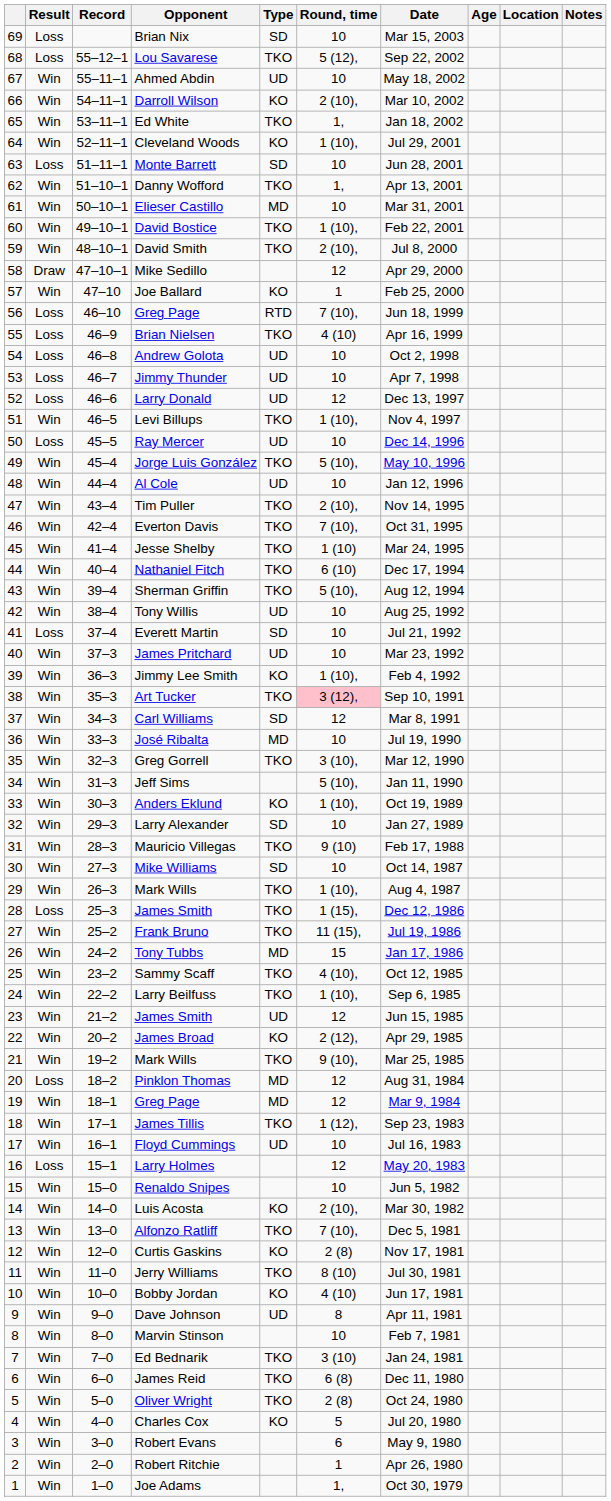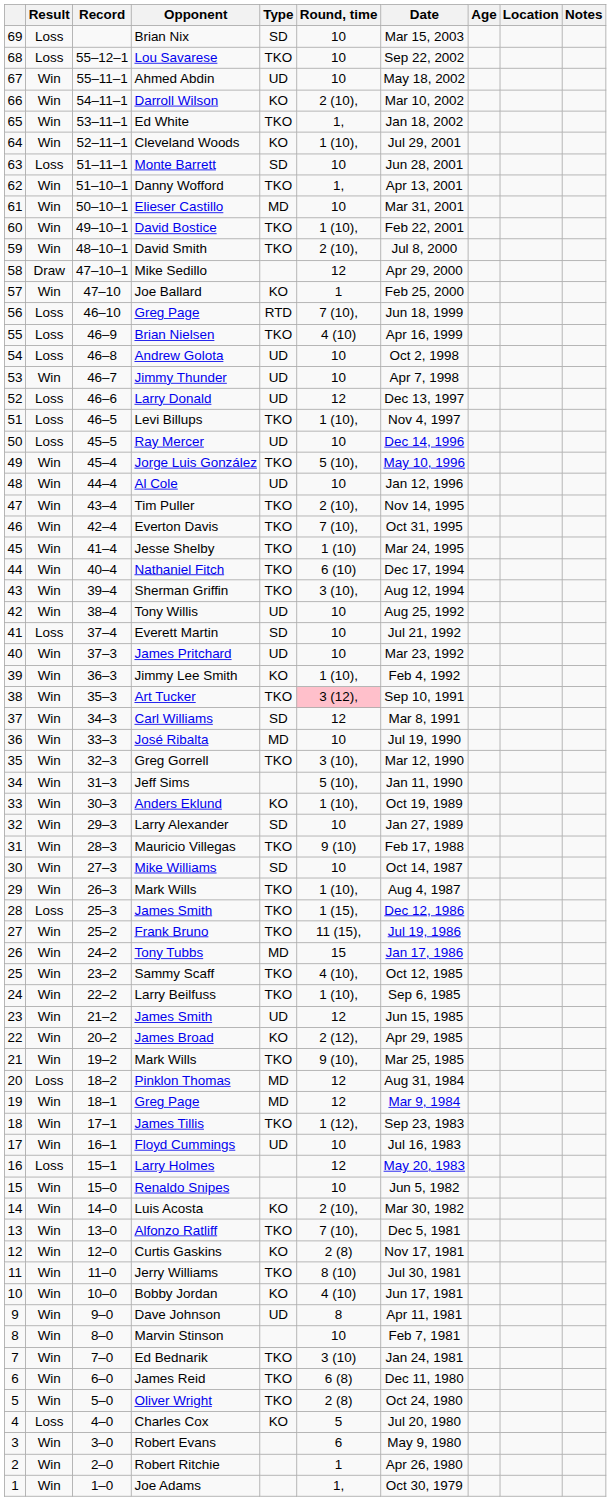(339, 57) 5 (12), -> (339, 57) 10
(49, 377) Loss -> (49, 377) Win
(49, 420) Win -> (49, 420) Loss
(339, 590) 5 (10), -> (339, 590) 3 (10),
(49, 1421) Win -> (49, 1421) Loss
